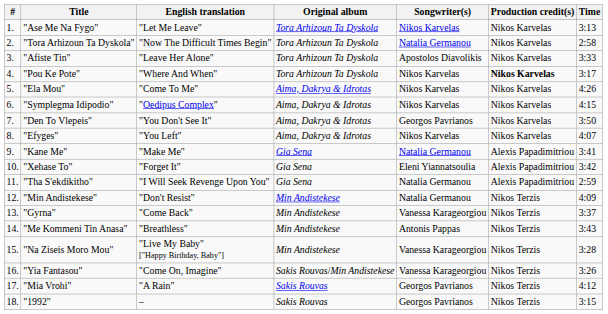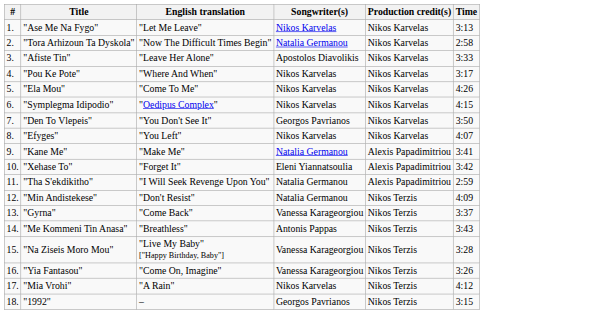- column: (335, 12)
(523, 74) bold -> (398, 74) normal
(436, 286) Georgos Pavrianos -> (306, 286) Nikos Karvelas
